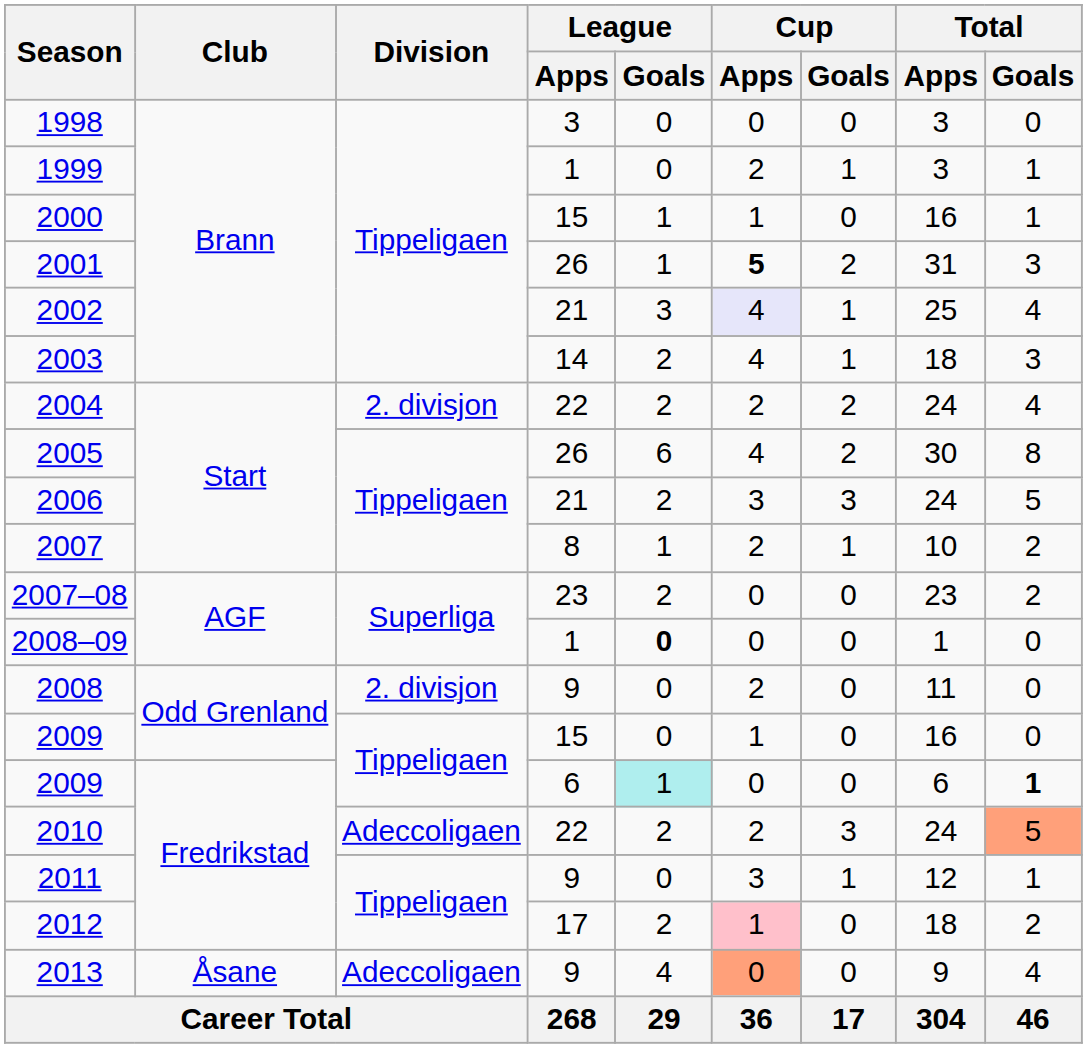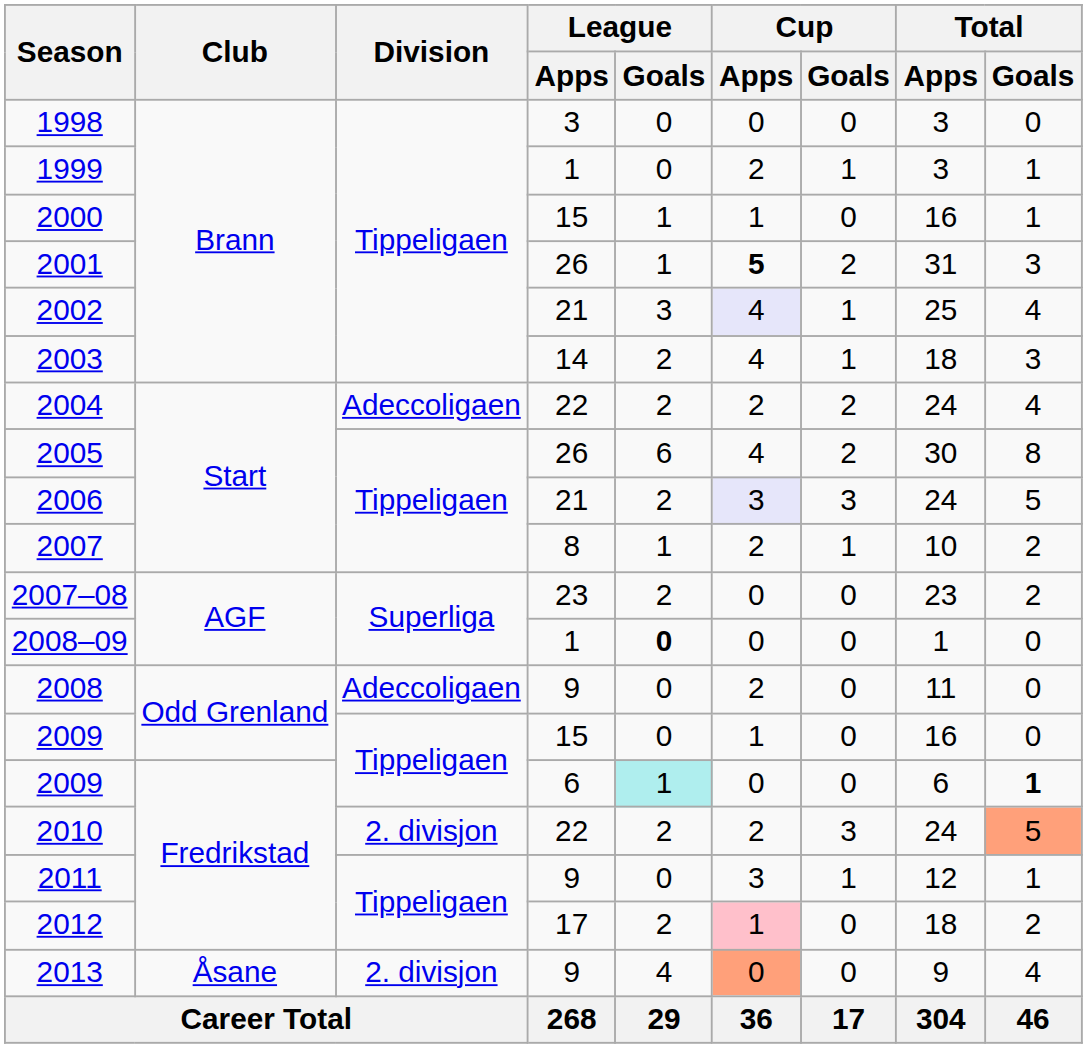(431, 405) 2. divisjon -> (431, 405) Adeccoligaen
(756, 500) no background -> (756, 500) lavender background
(431, 688) 2. divisjon -> (431, 688) Adeccoligaen
(431, 830) Adeccoligaen -> (431, 830) 2. divisjon
(431, 972) Adeccoligaen -> (431, 972) 2. divisjon
